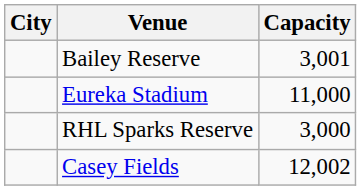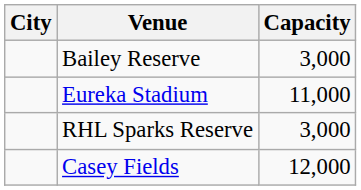(325, 58) 3,001 -> (325, 58) 3,000
(319, 166) 12,002 -> (319, 166) 12,000
